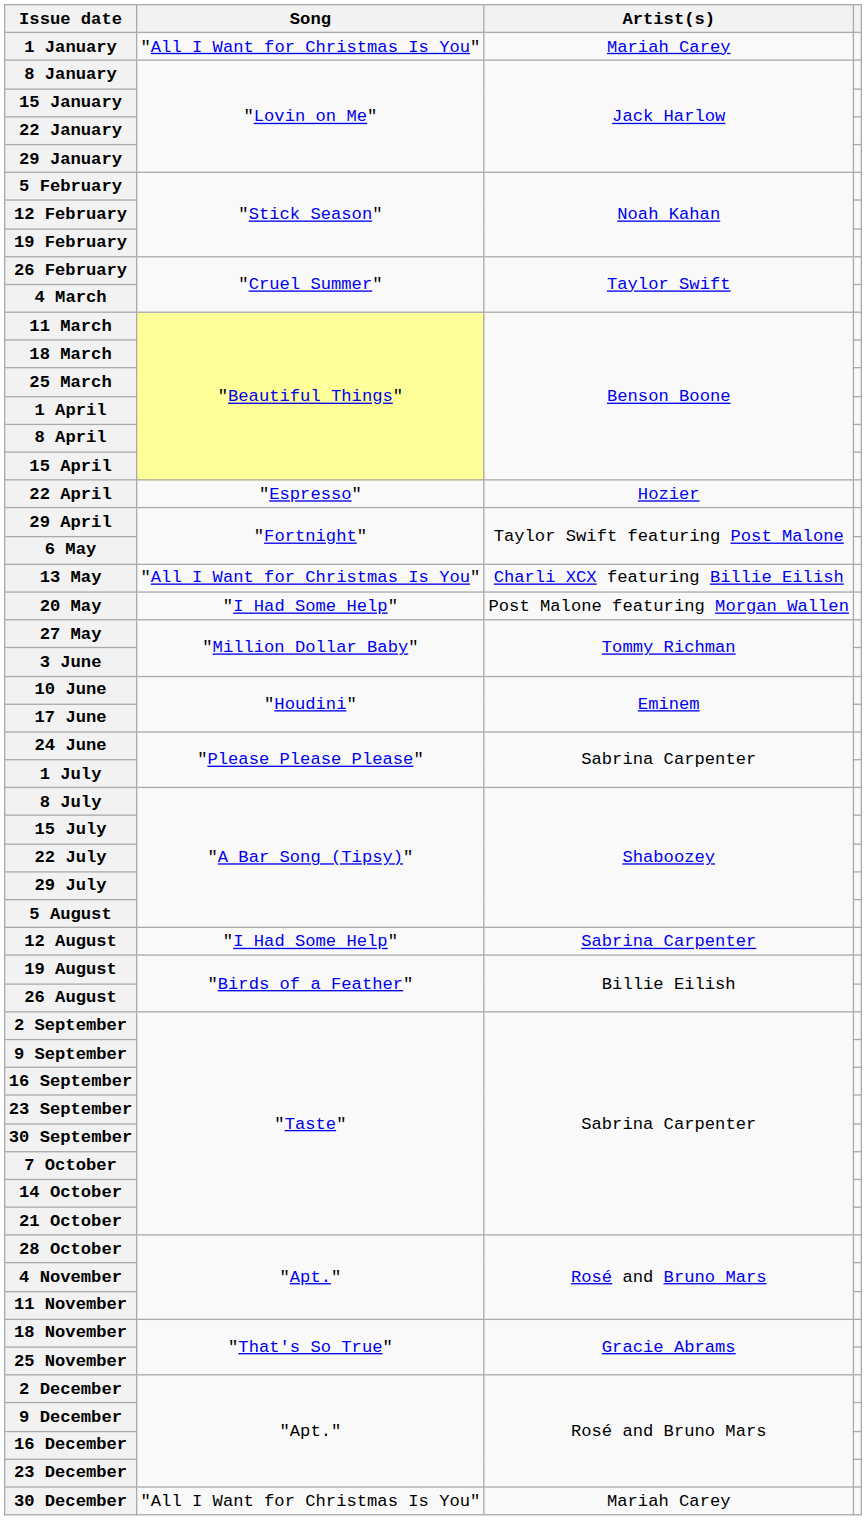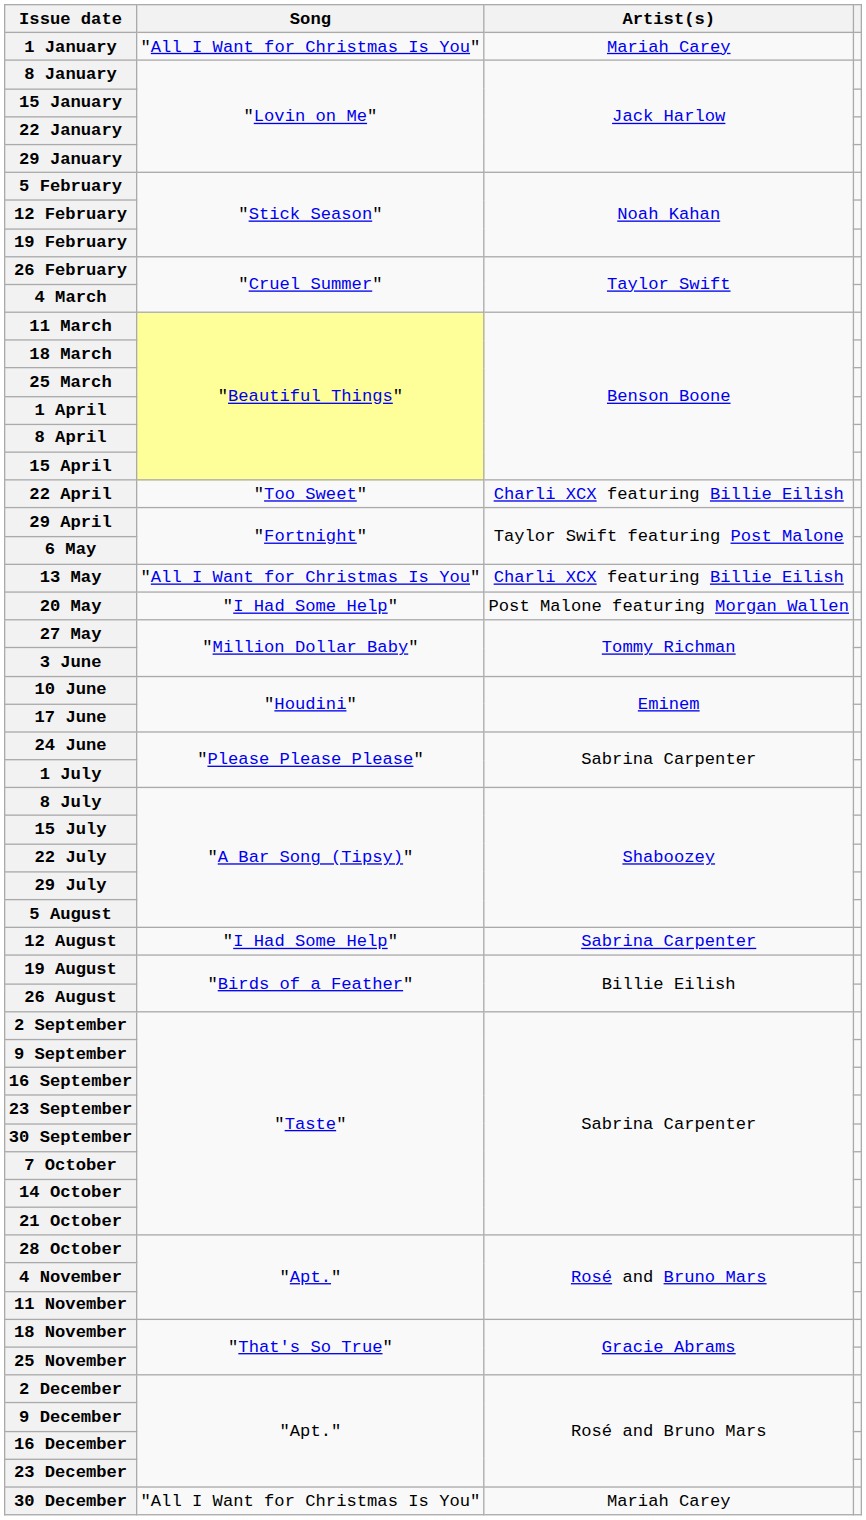(310, 494) "Espresso" -> (310, 494) "Too Sweet"
(669, 494) Hozier -> (669, 494) Charli XCX featuring Billie Eilish
